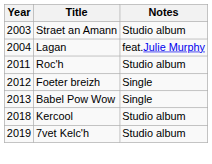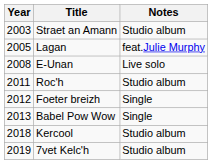(19, 47) 2004 -> (19, 47) 2005
+ row: (55, 64)
